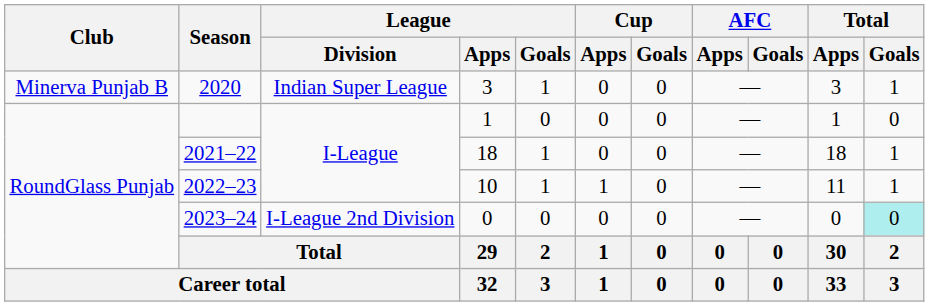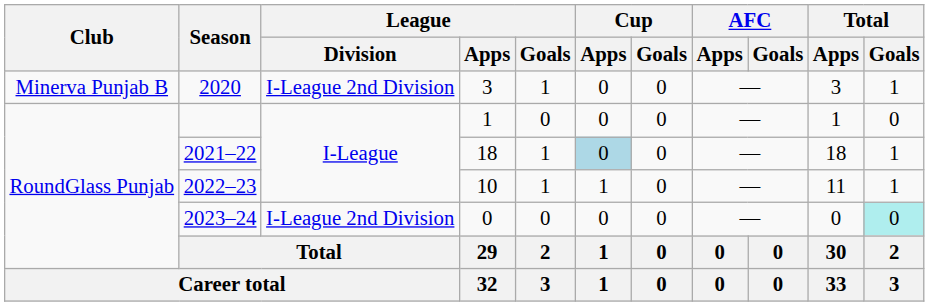(360, 86) Indian Super League -> (360, 86) I-League 2nd Division
(603, 152) no background -> (603, 152) lightblue background
